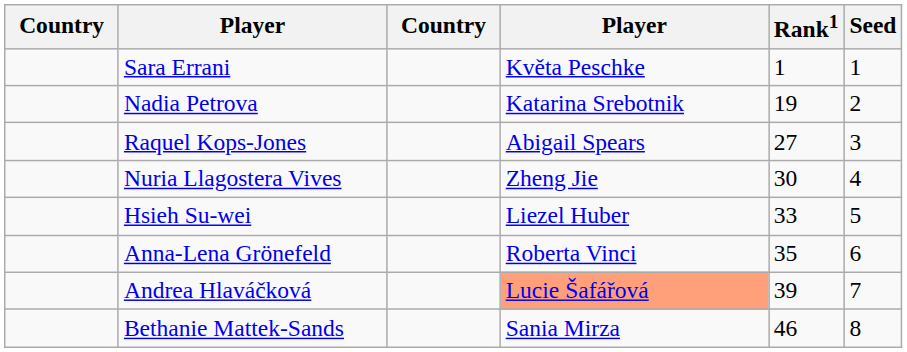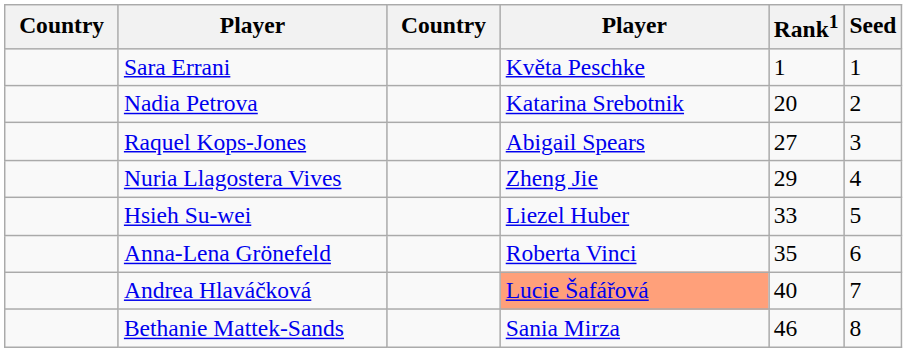(786, 104) 19 -> (786, 104) 20
(786, 178) 30 -> (786, 178) 29
(786, 290) 39 -> (786, 290) 40
